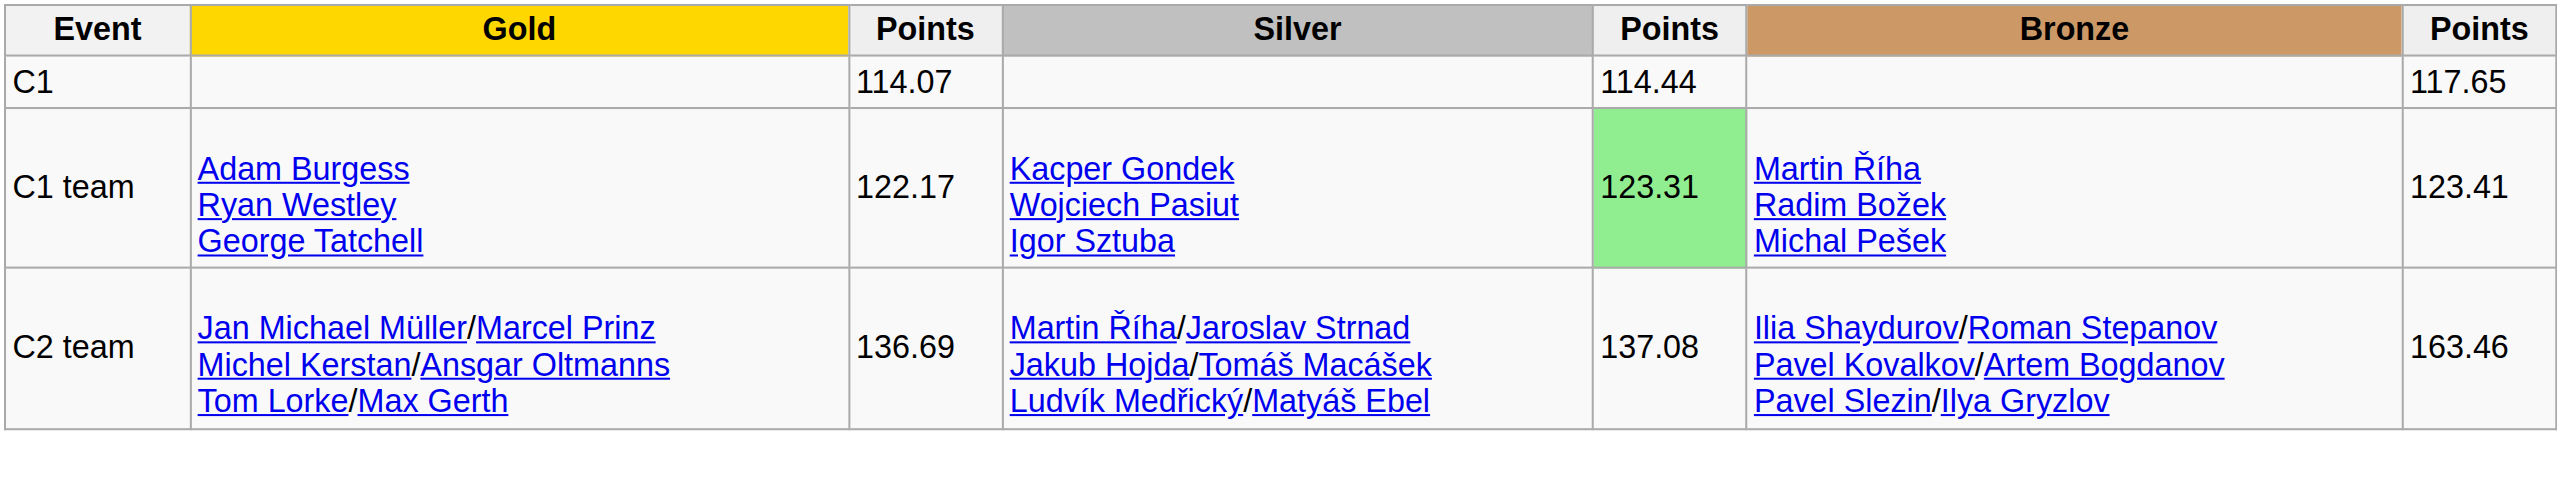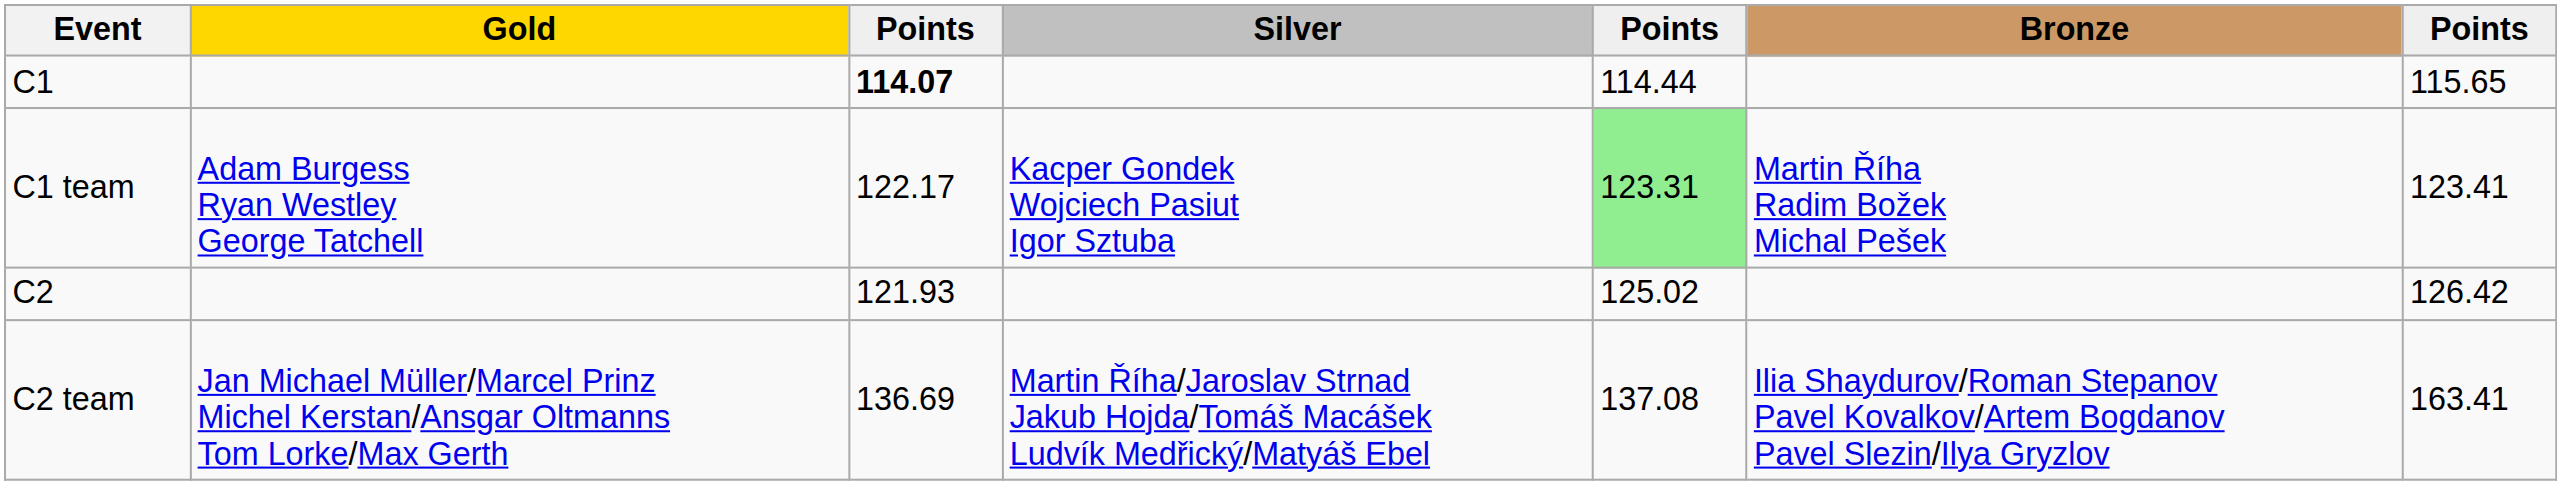(904, 81) normal -> (905, 81) bold
(2458, 81) 117.65 -> (2458, 81) 115.65
+ row: (33, 292)
(2459, 347) 163.46 -> (2459, 398) 163.41
